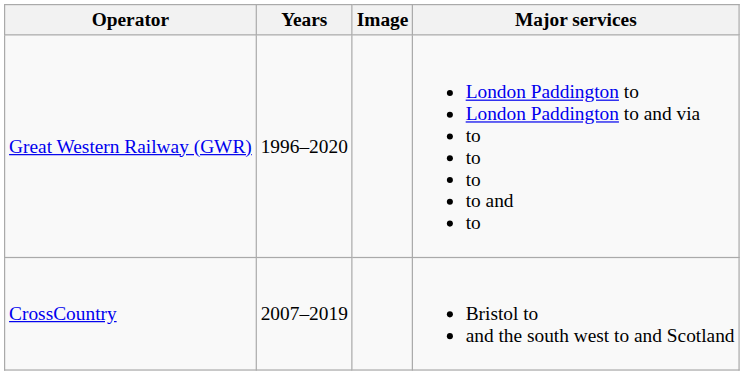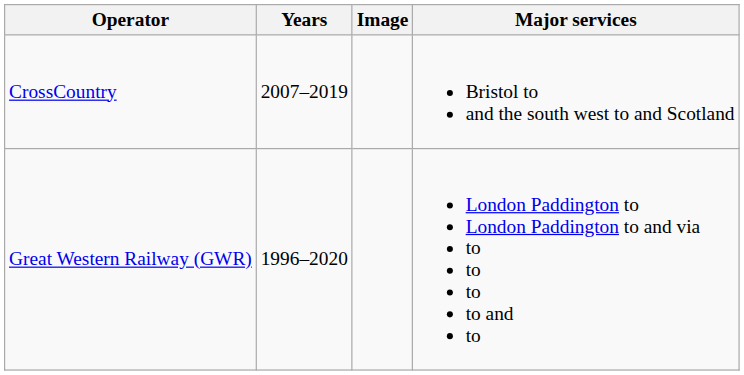rows swapped: (63, 313) <-> (130, 146)
